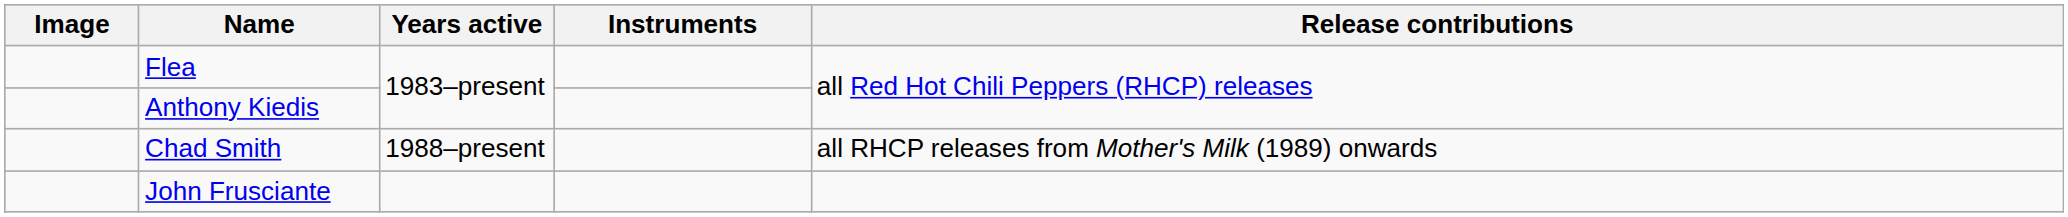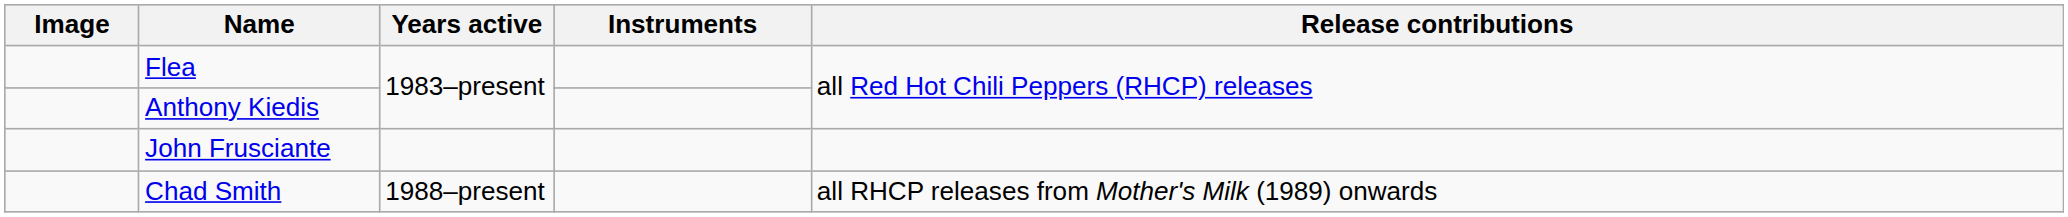rows swapped: (238, 190) <-> (213, 149)
